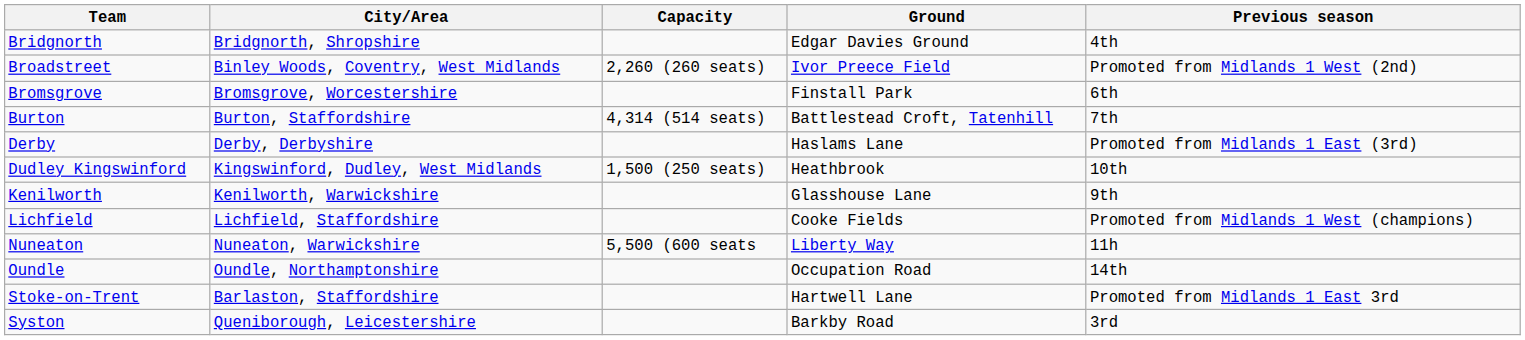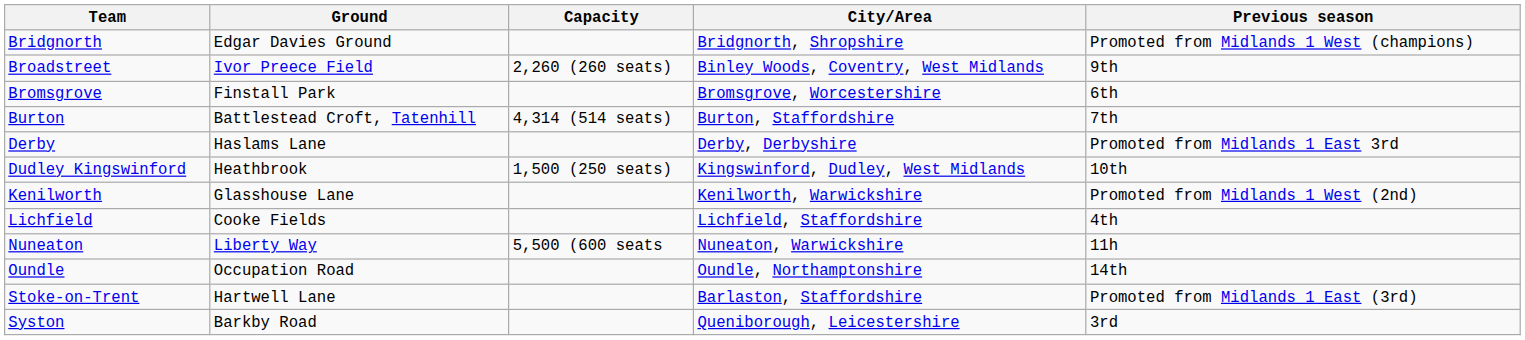columns swapped: (937, 17) <-> (406, 17)
(1104, 43) 4th -> (1282, 43) Promoted from Midlands 1 West (champions)
(1254, 68) Promoted from Midlands 1 West (2nd) -> (1104, 68) 9th
(1254, 144) Promoted from Midlands 1 East (3rd) -> (1244, 144) Promoted from Midlands 1 East 3rd
(1104, 195) 9th -> (1254, 195) Promoted from Midlands 1 West (2nd)
(1282, 221) Promoted from Midlands 1 West (champions) -> (1104, 221) 4th
(1244, 297) Promoted from Midlands 1 East 3rd -> (1254, 297) Promoted from Midlands 1 East (3rd)
